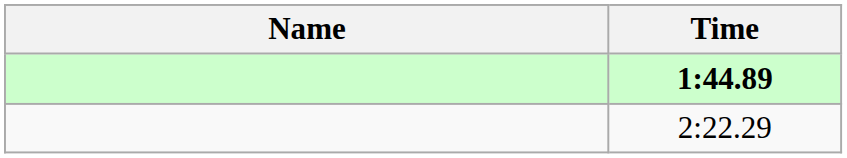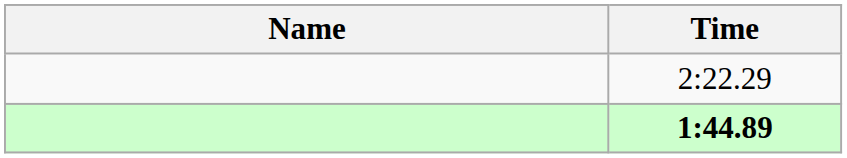rows swapped: (725, 78) <-> (725, 127)
